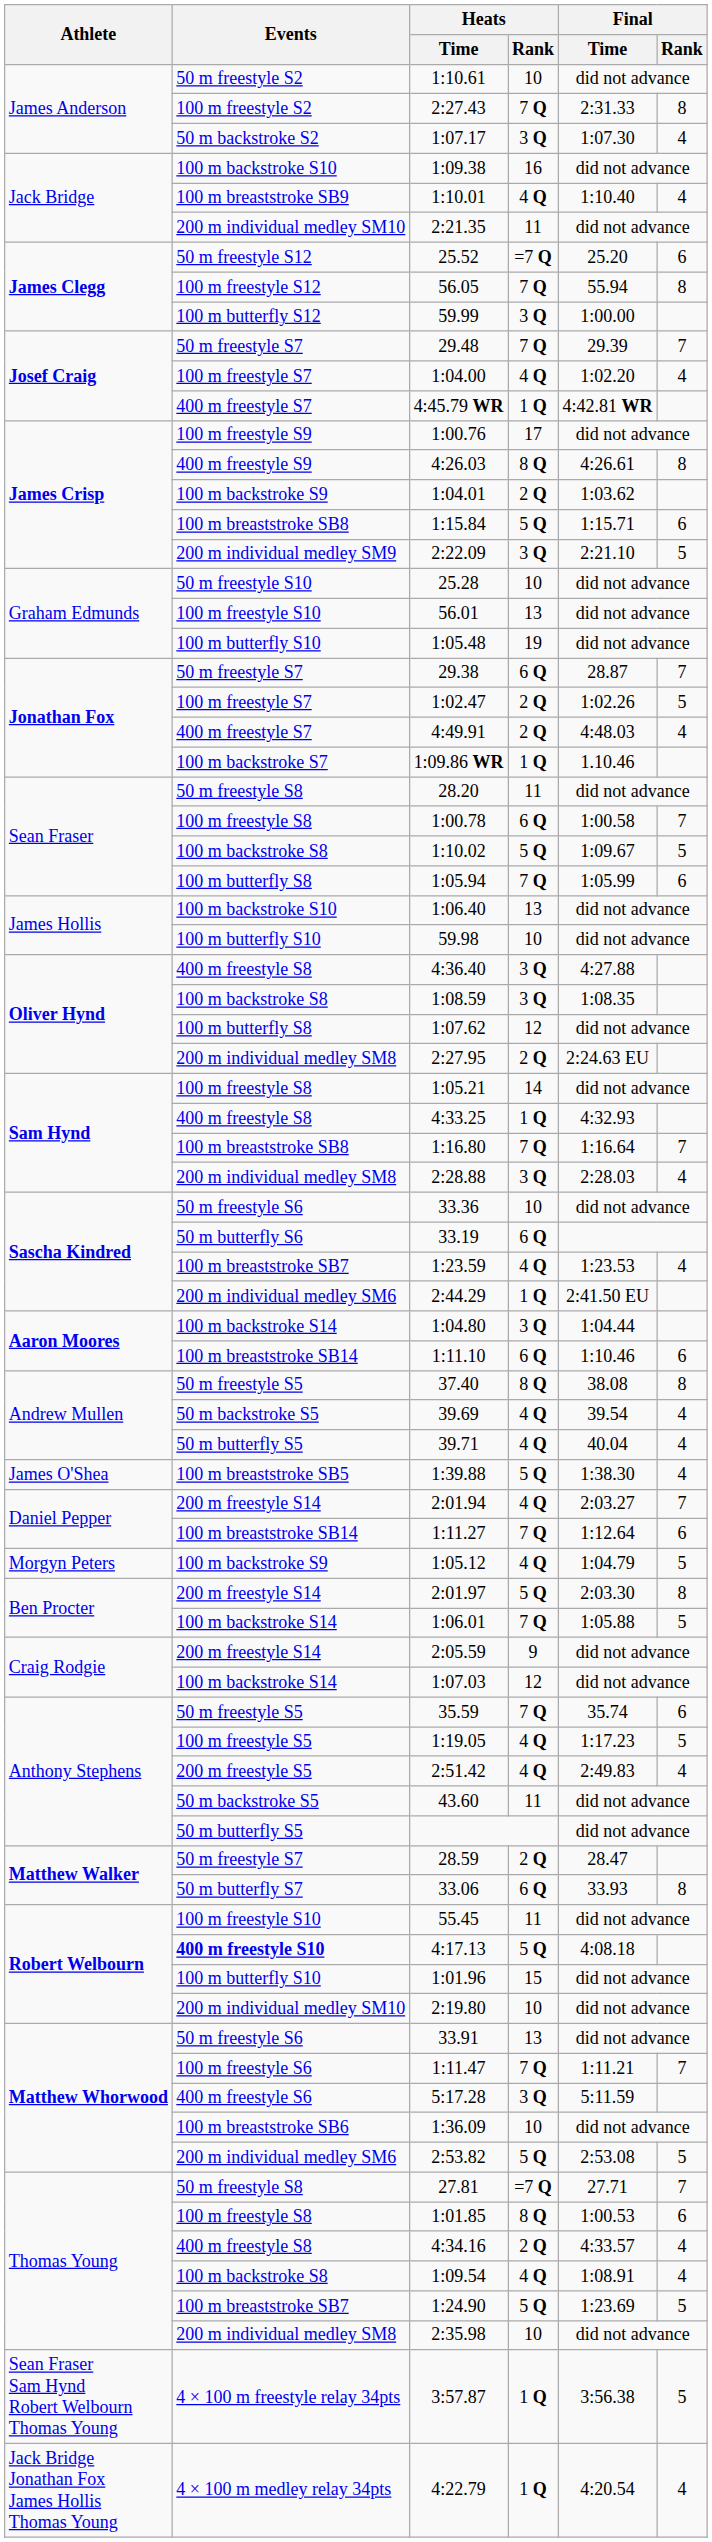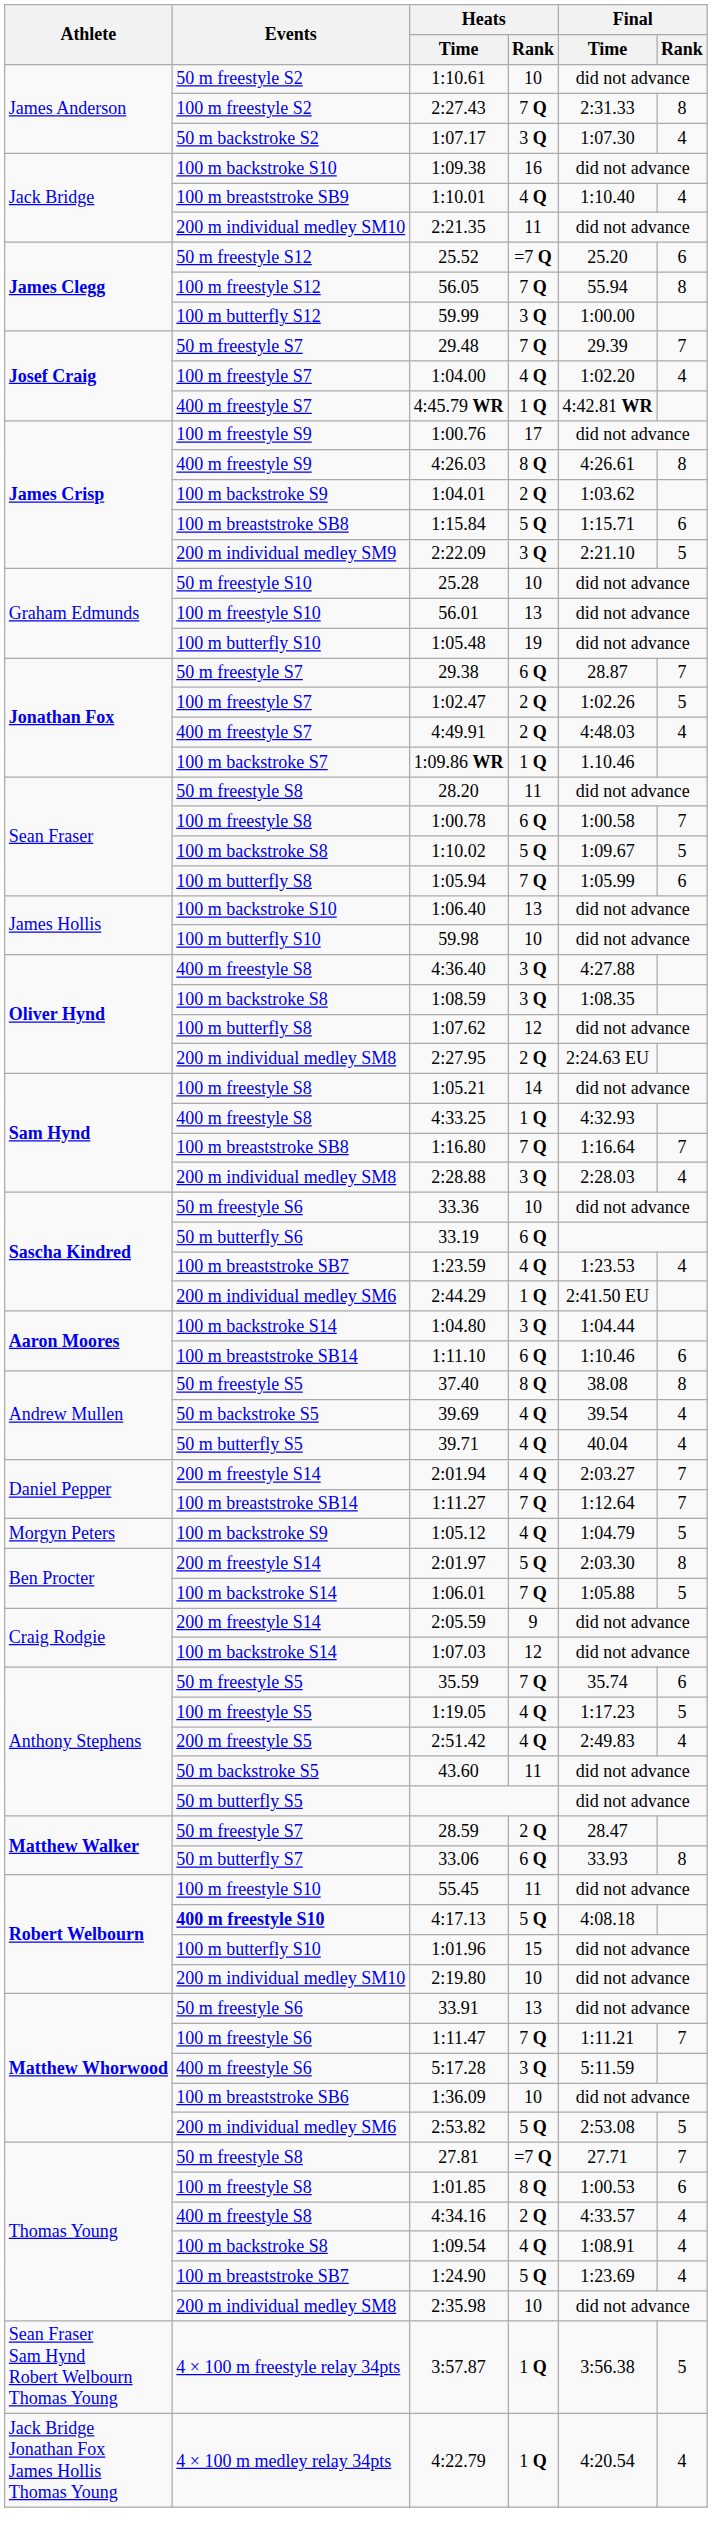- row: (459, 1474)
(682, 1533) 6 -> (682, 1504) 7
(682, 2305) 5 -> (682, 2275) 4
